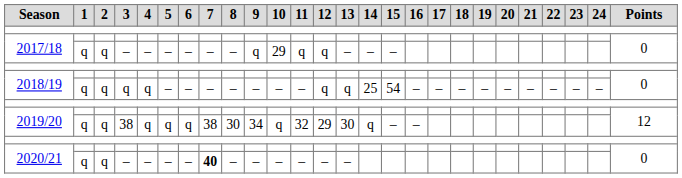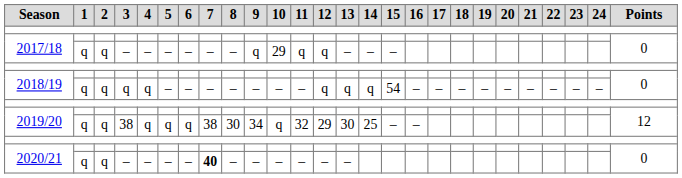(370, 88) 25 -> (370, 88) q
(370, 125) q -> (370, 125) 25
